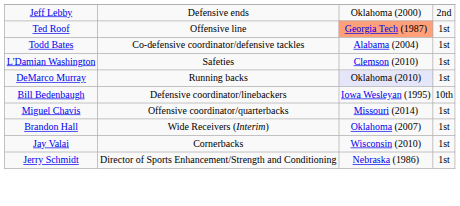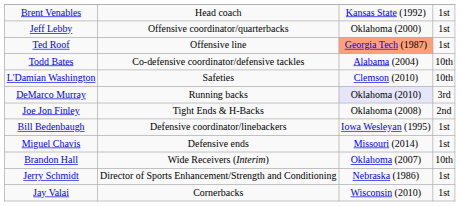+ row: (51, 13)
(218, 13) Defensive ends -> (218, 29) Offensive coordinator/quarterbacks
(444, 13) 2nd -> (444, 29) 1st
(444, 45) 1st -> (444, 62) 10th
(444, 62) 1st -> (444, 78) 10th
(444, 78) 1st -> (444, 95) 3rd
+ row: (51, 111)
(444, 95) 10th -> (444, 127) 1st
(218, 111) Offensive coordinator/quarterbacks -> (218, 144) Defensive ends
(444, 127) 1st -> (444, 160) 10th
rows swapped: (51, 144) <-> (51, 160)
